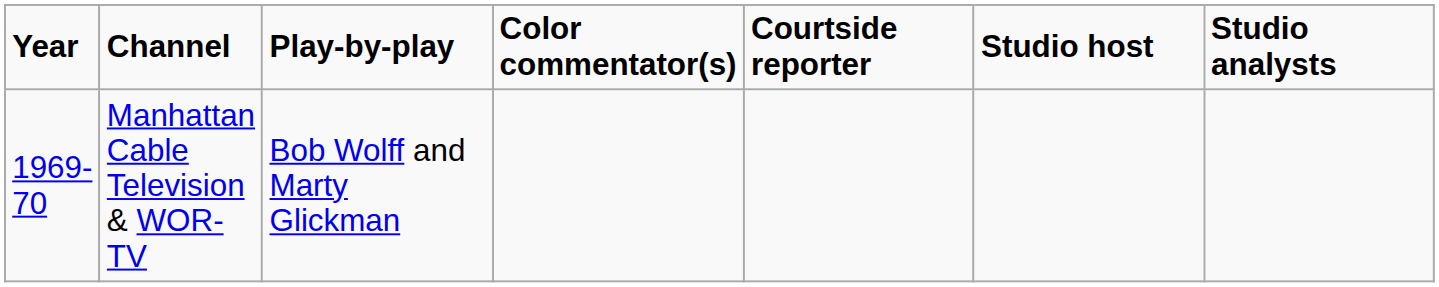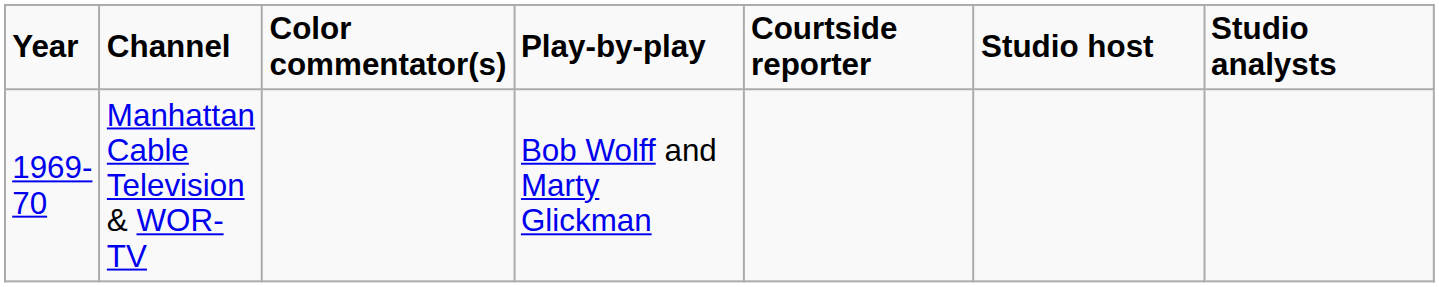columns swapped: (362, 47) <-> (618, 47)
